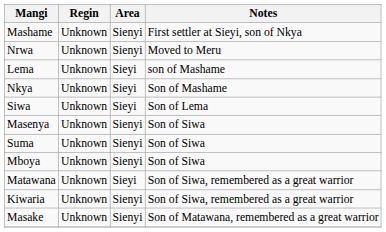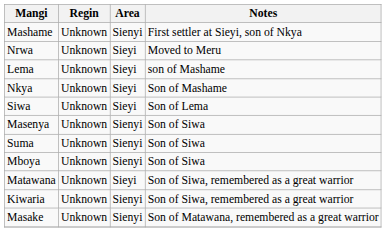(127, 50) Sienyi -> (125, 50) Sieyi
